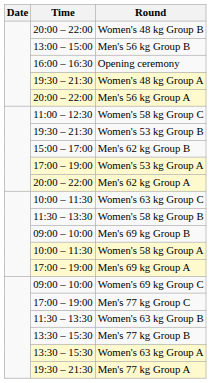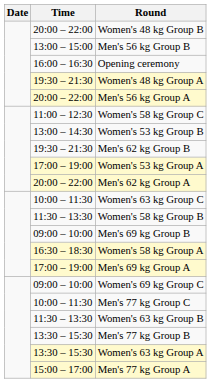(63, 132) 19:30 – 21:30 -> (63, 132) 13:00 – 14:30
(63, 149) 15:00 – 17:00 -> (63, 149) 19:30 – 21:30
(63, 251) 10:00 – 11:30 -> (63, 251) 16:30 – 18:30
(63, 302) 17:00 – 19:00 -> (63, 302) 10:00 – 11:30
(63, 370) 19:30 – 21:30 -> (63, 370) 15:00 – 17:00
